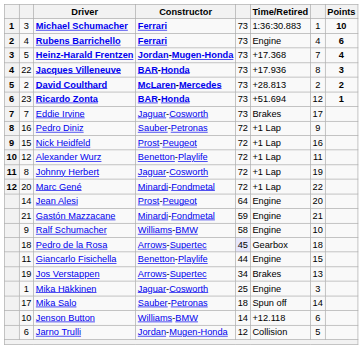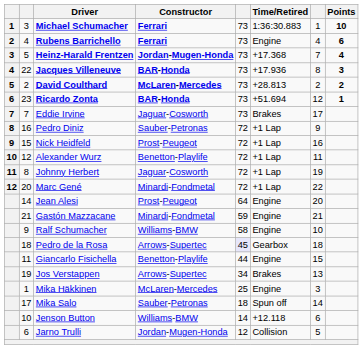(173, 288) Jaguar-Cosworth -> (178, 288) McLaren-Mercedes
